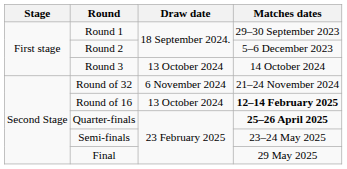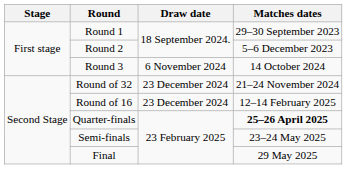(185, 66) 13 October 2024 -> (185, 66) 6 November 2024
(185, 84) 6 November 2024 -> (185, 84) 23 December 2024
(185, 102) 13 October 2024 -> (185, 102) 23 December 2024
(288, 102) bold -> (288, 102) normal
